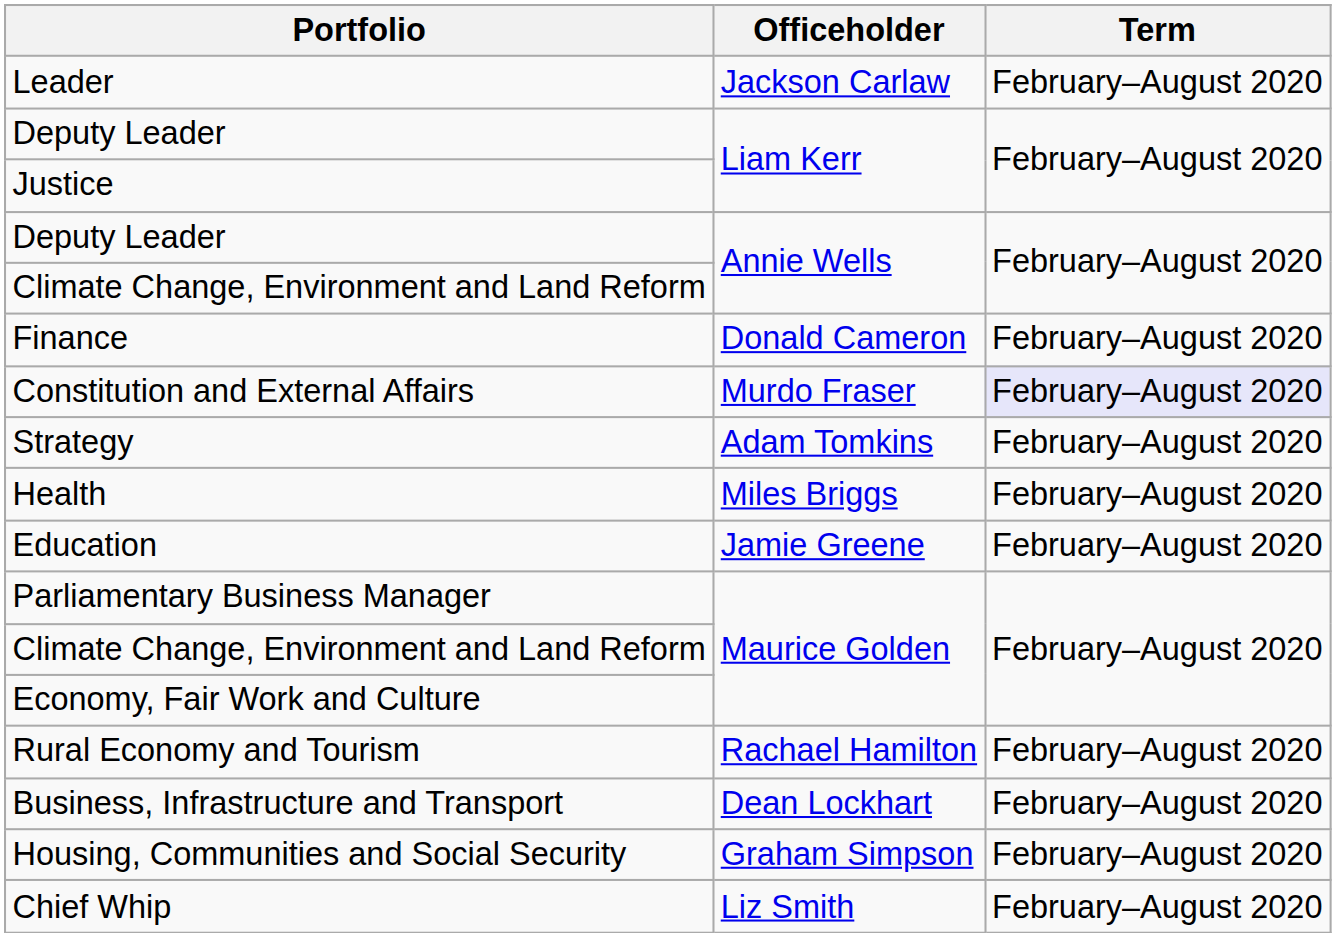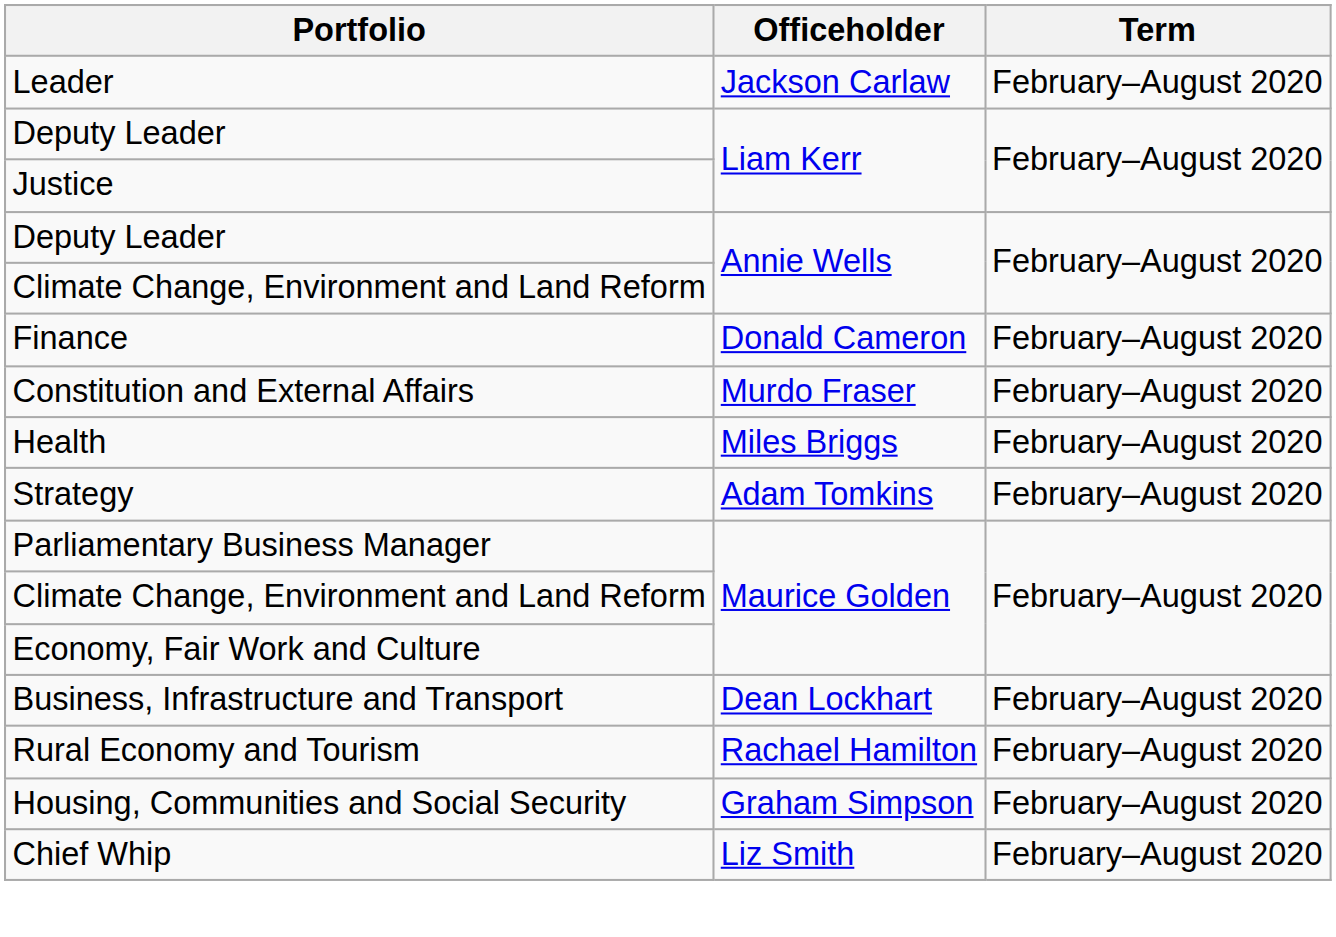(1157, 390) lavender background -> (1157, 390) no background
rows swapped: (73, 442) <-> (59, 493)
- row: (85, 545)
rows swapped: (288, 802) <-> (216, 751)
